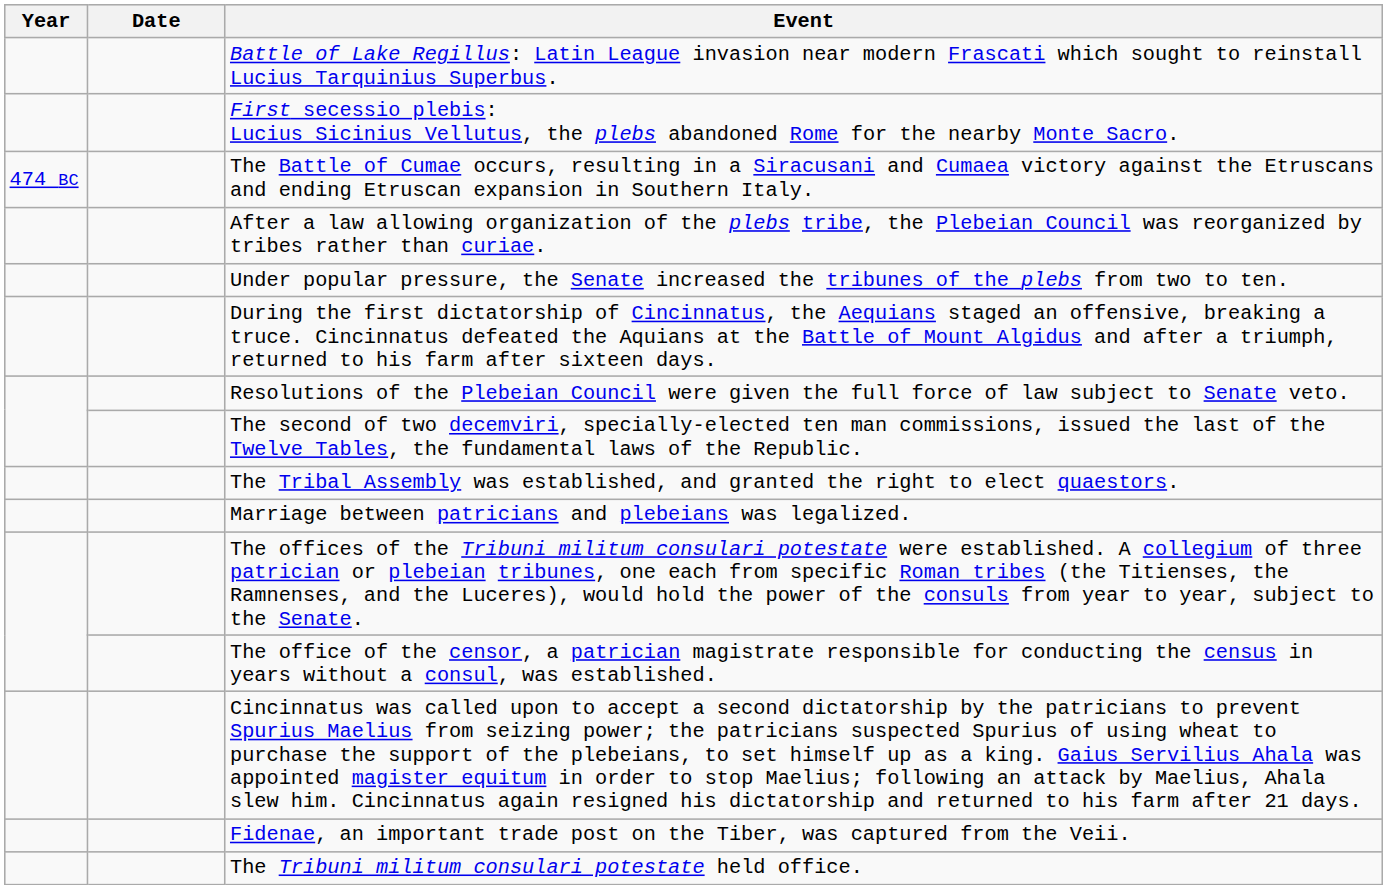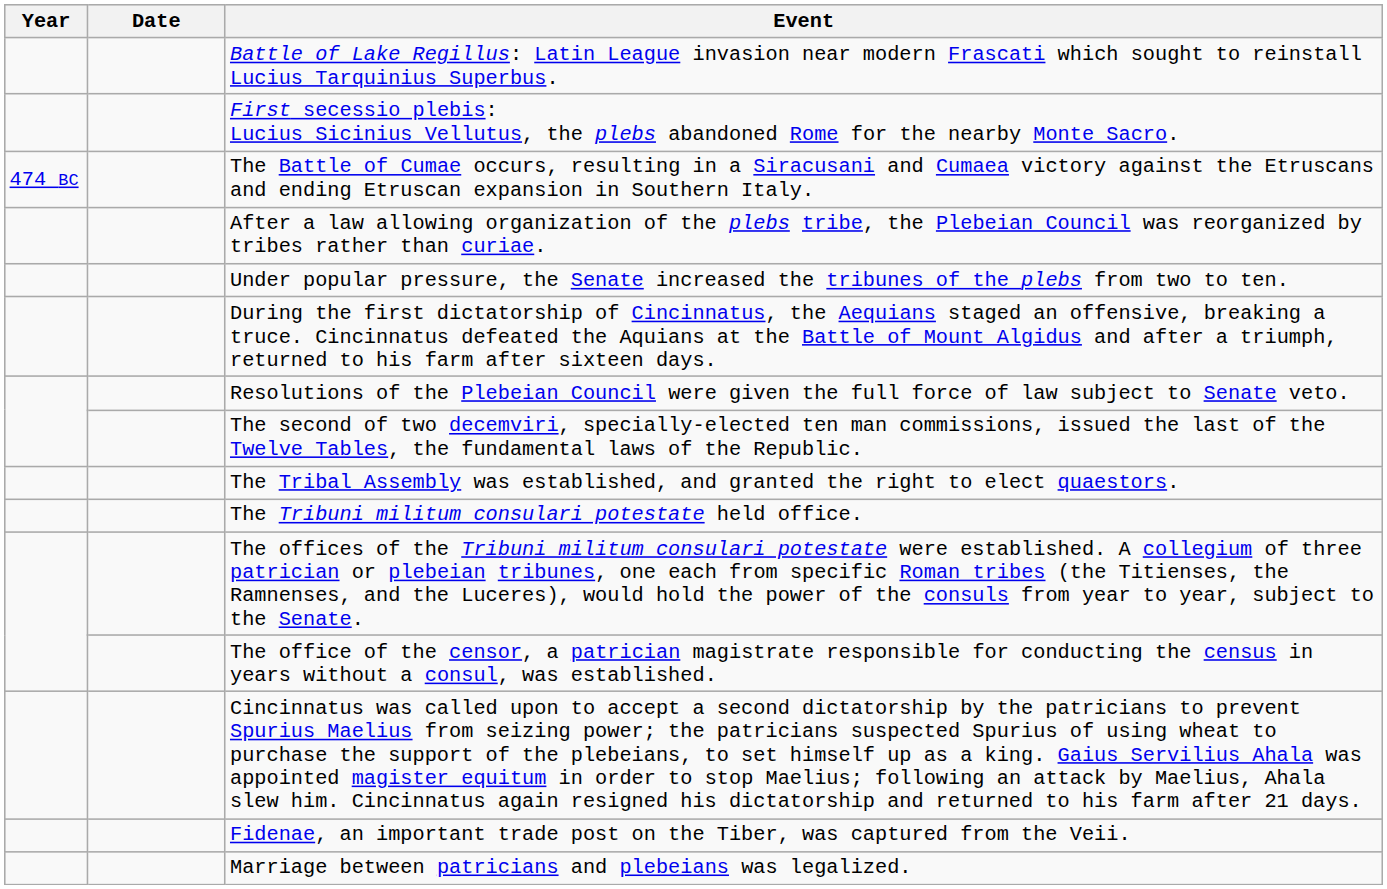rows swapped: (571, 516) <-> (546, 868)
